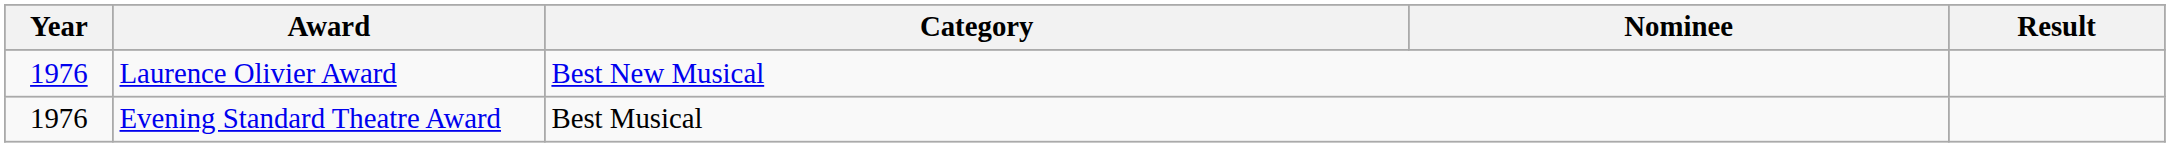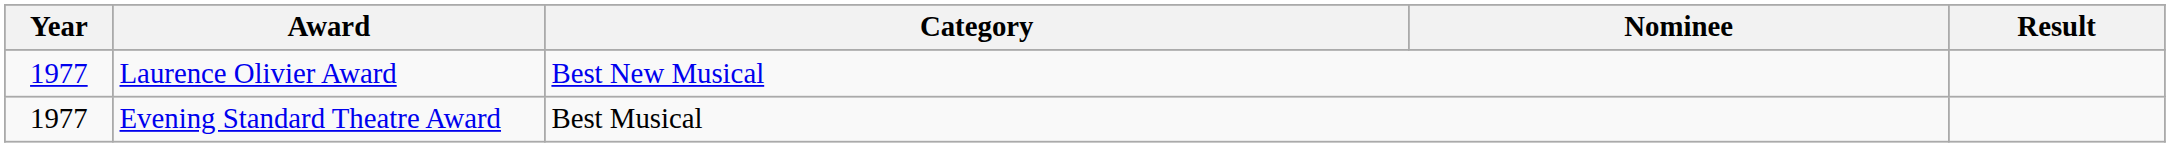(59, 73) 1976 -> (59, 73) 1977
(59, 118) 1976 -> (59, 118) 1977
